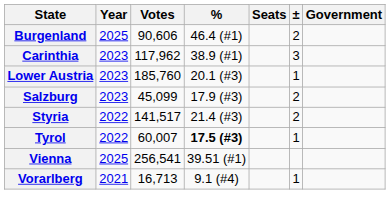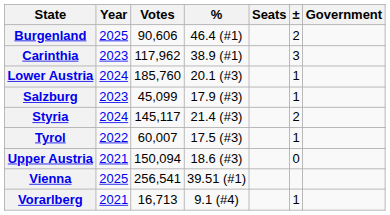(114, 76) 2023 -> (114, 76) 2024
(296, 96) 2 -> (296, 96) 1
(114, 117) 2022 -> (114, 117) 2024
(158, 117) 141,517 -> (158, 117) 145,117
(216, 138) bold -> (216, 138) normal
+ row: (50, 158)
